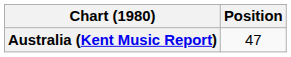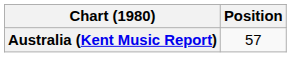(253, 39) 47 -> (253, 39) 57
